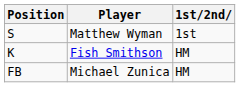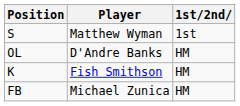+ row: (14, 53)
